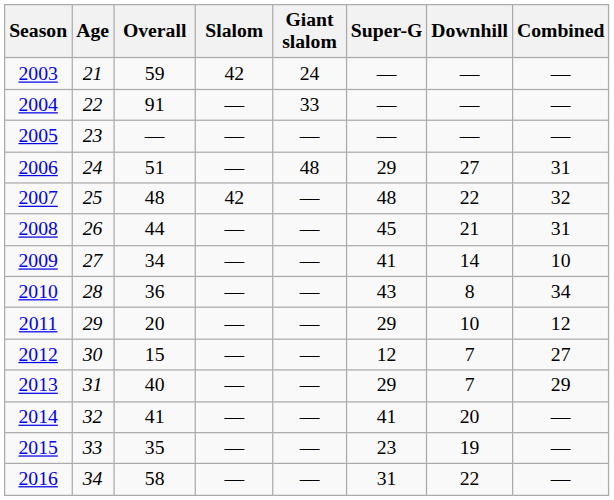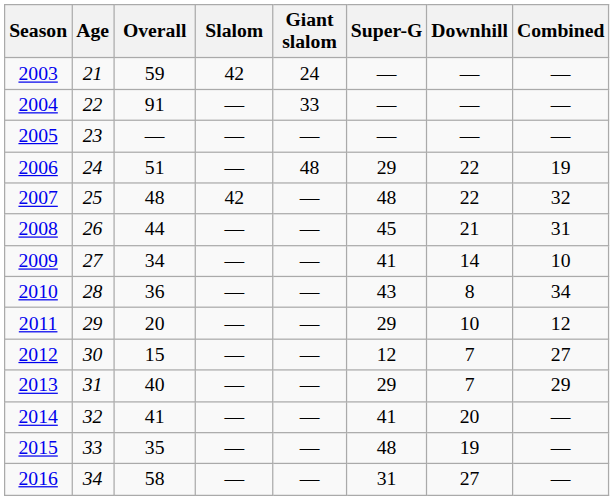(470, 167) 27 -> (470, 167) 22
(561, 167) 31 -> (561, 167) 19
(387, 447) 23 -> (387, 447) 48
(470, 479) 22 -> (470, 479) 27
